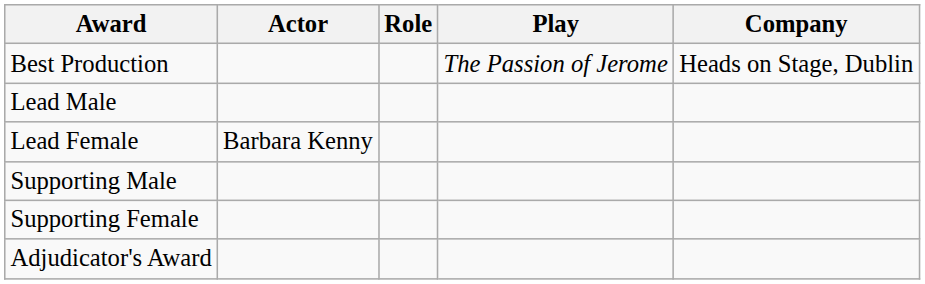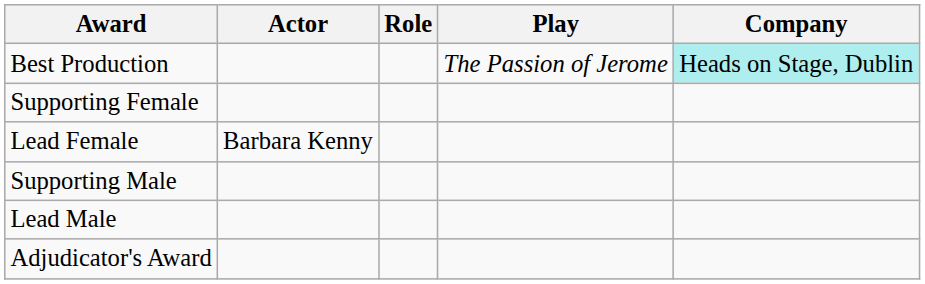(796, 63) no background -> (796, 63) paleturquoise background
rows swapped: (63, 102) <-> (105, 219)
